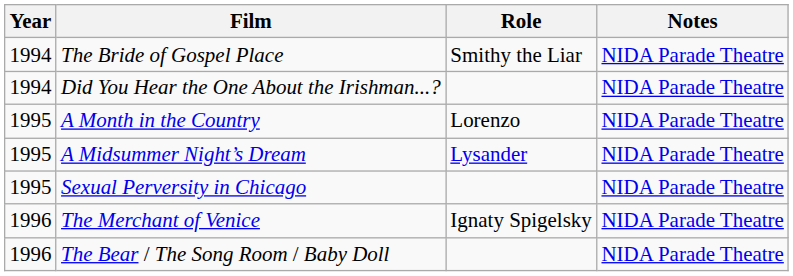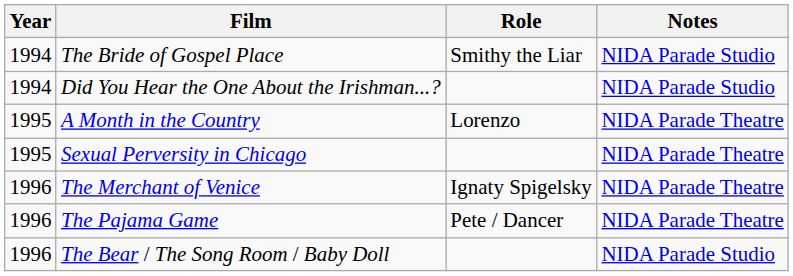(693, 54) NIDA Parade Theatre -> (688, 54) NIDA Parade Studio
(693, 87) NIDA Parade Theatre -> (688, 87) NIDA Parade Studio
- row: (183, 154)
+ row: (140, 220)
(693, 253) NIDA Parade Theatre -> (688, 253) NIDA Parade Studio
